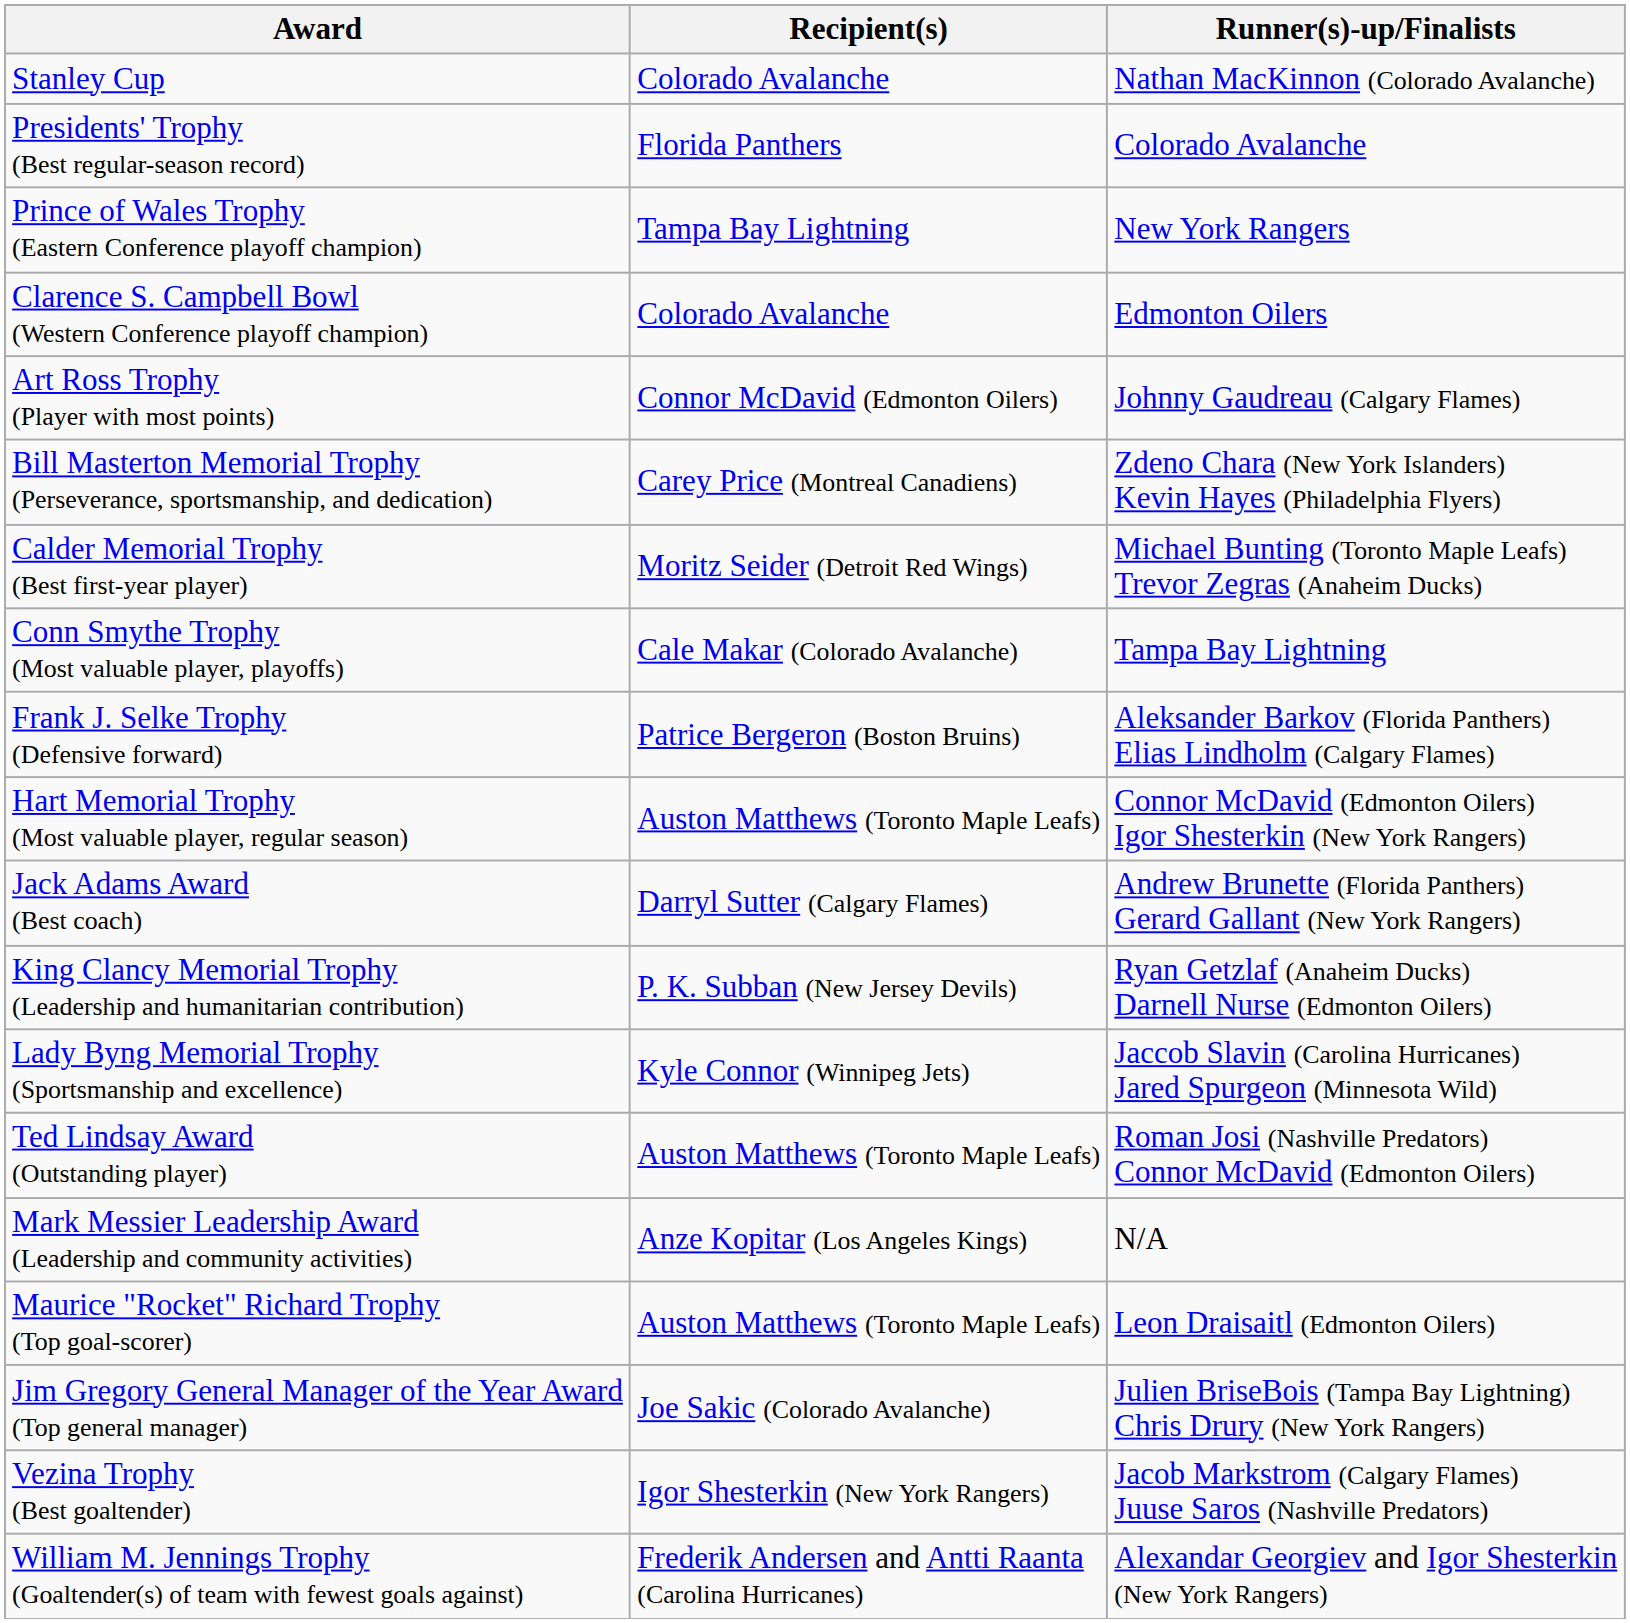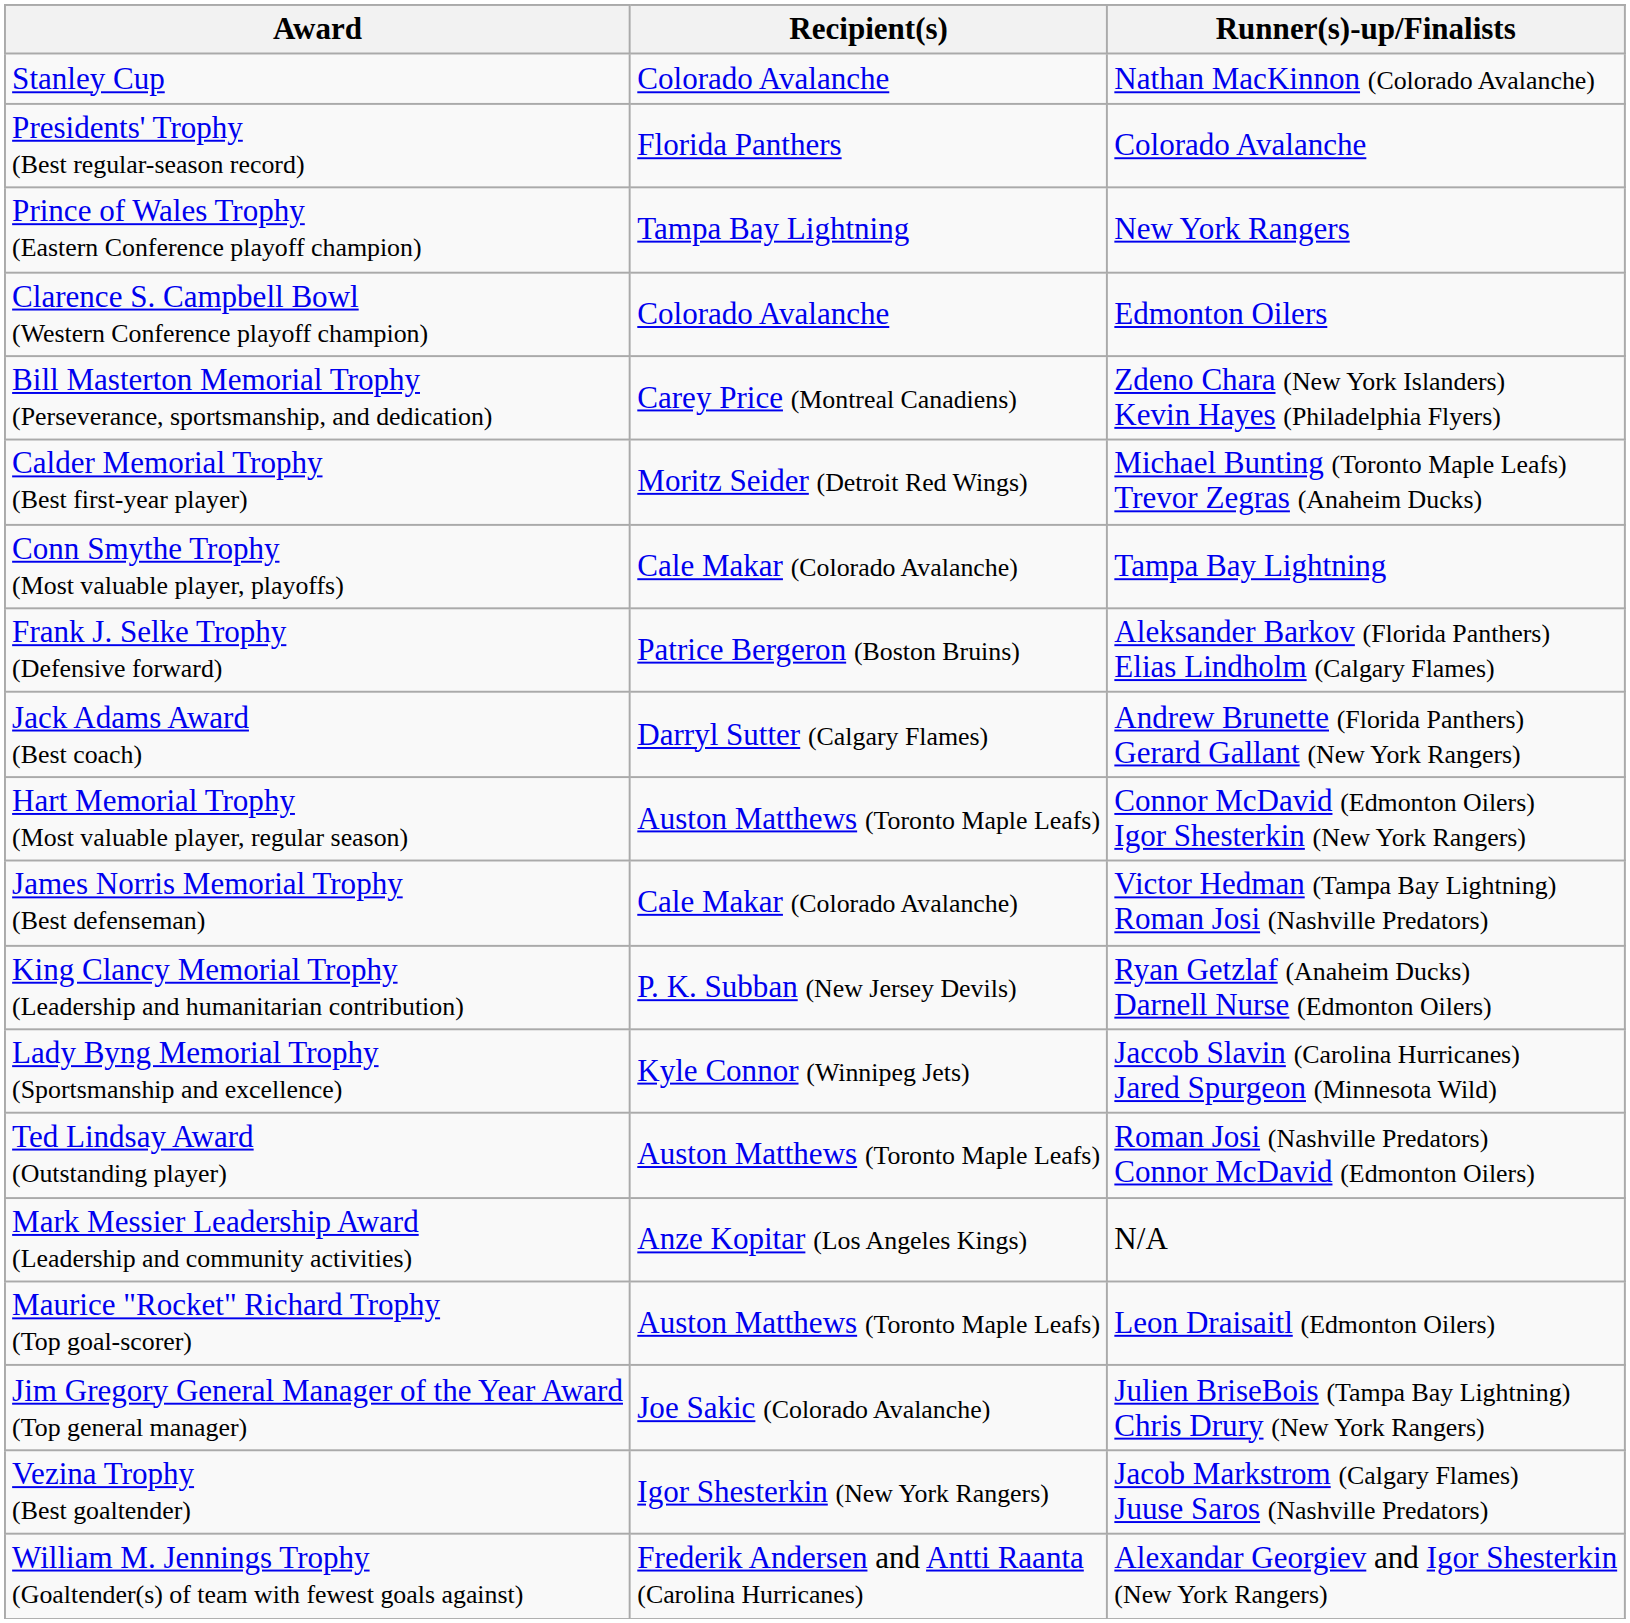- row: (143, 397)
rows swapped: (210, 818) <-> (131, 902)
+ row: (207, 902)
